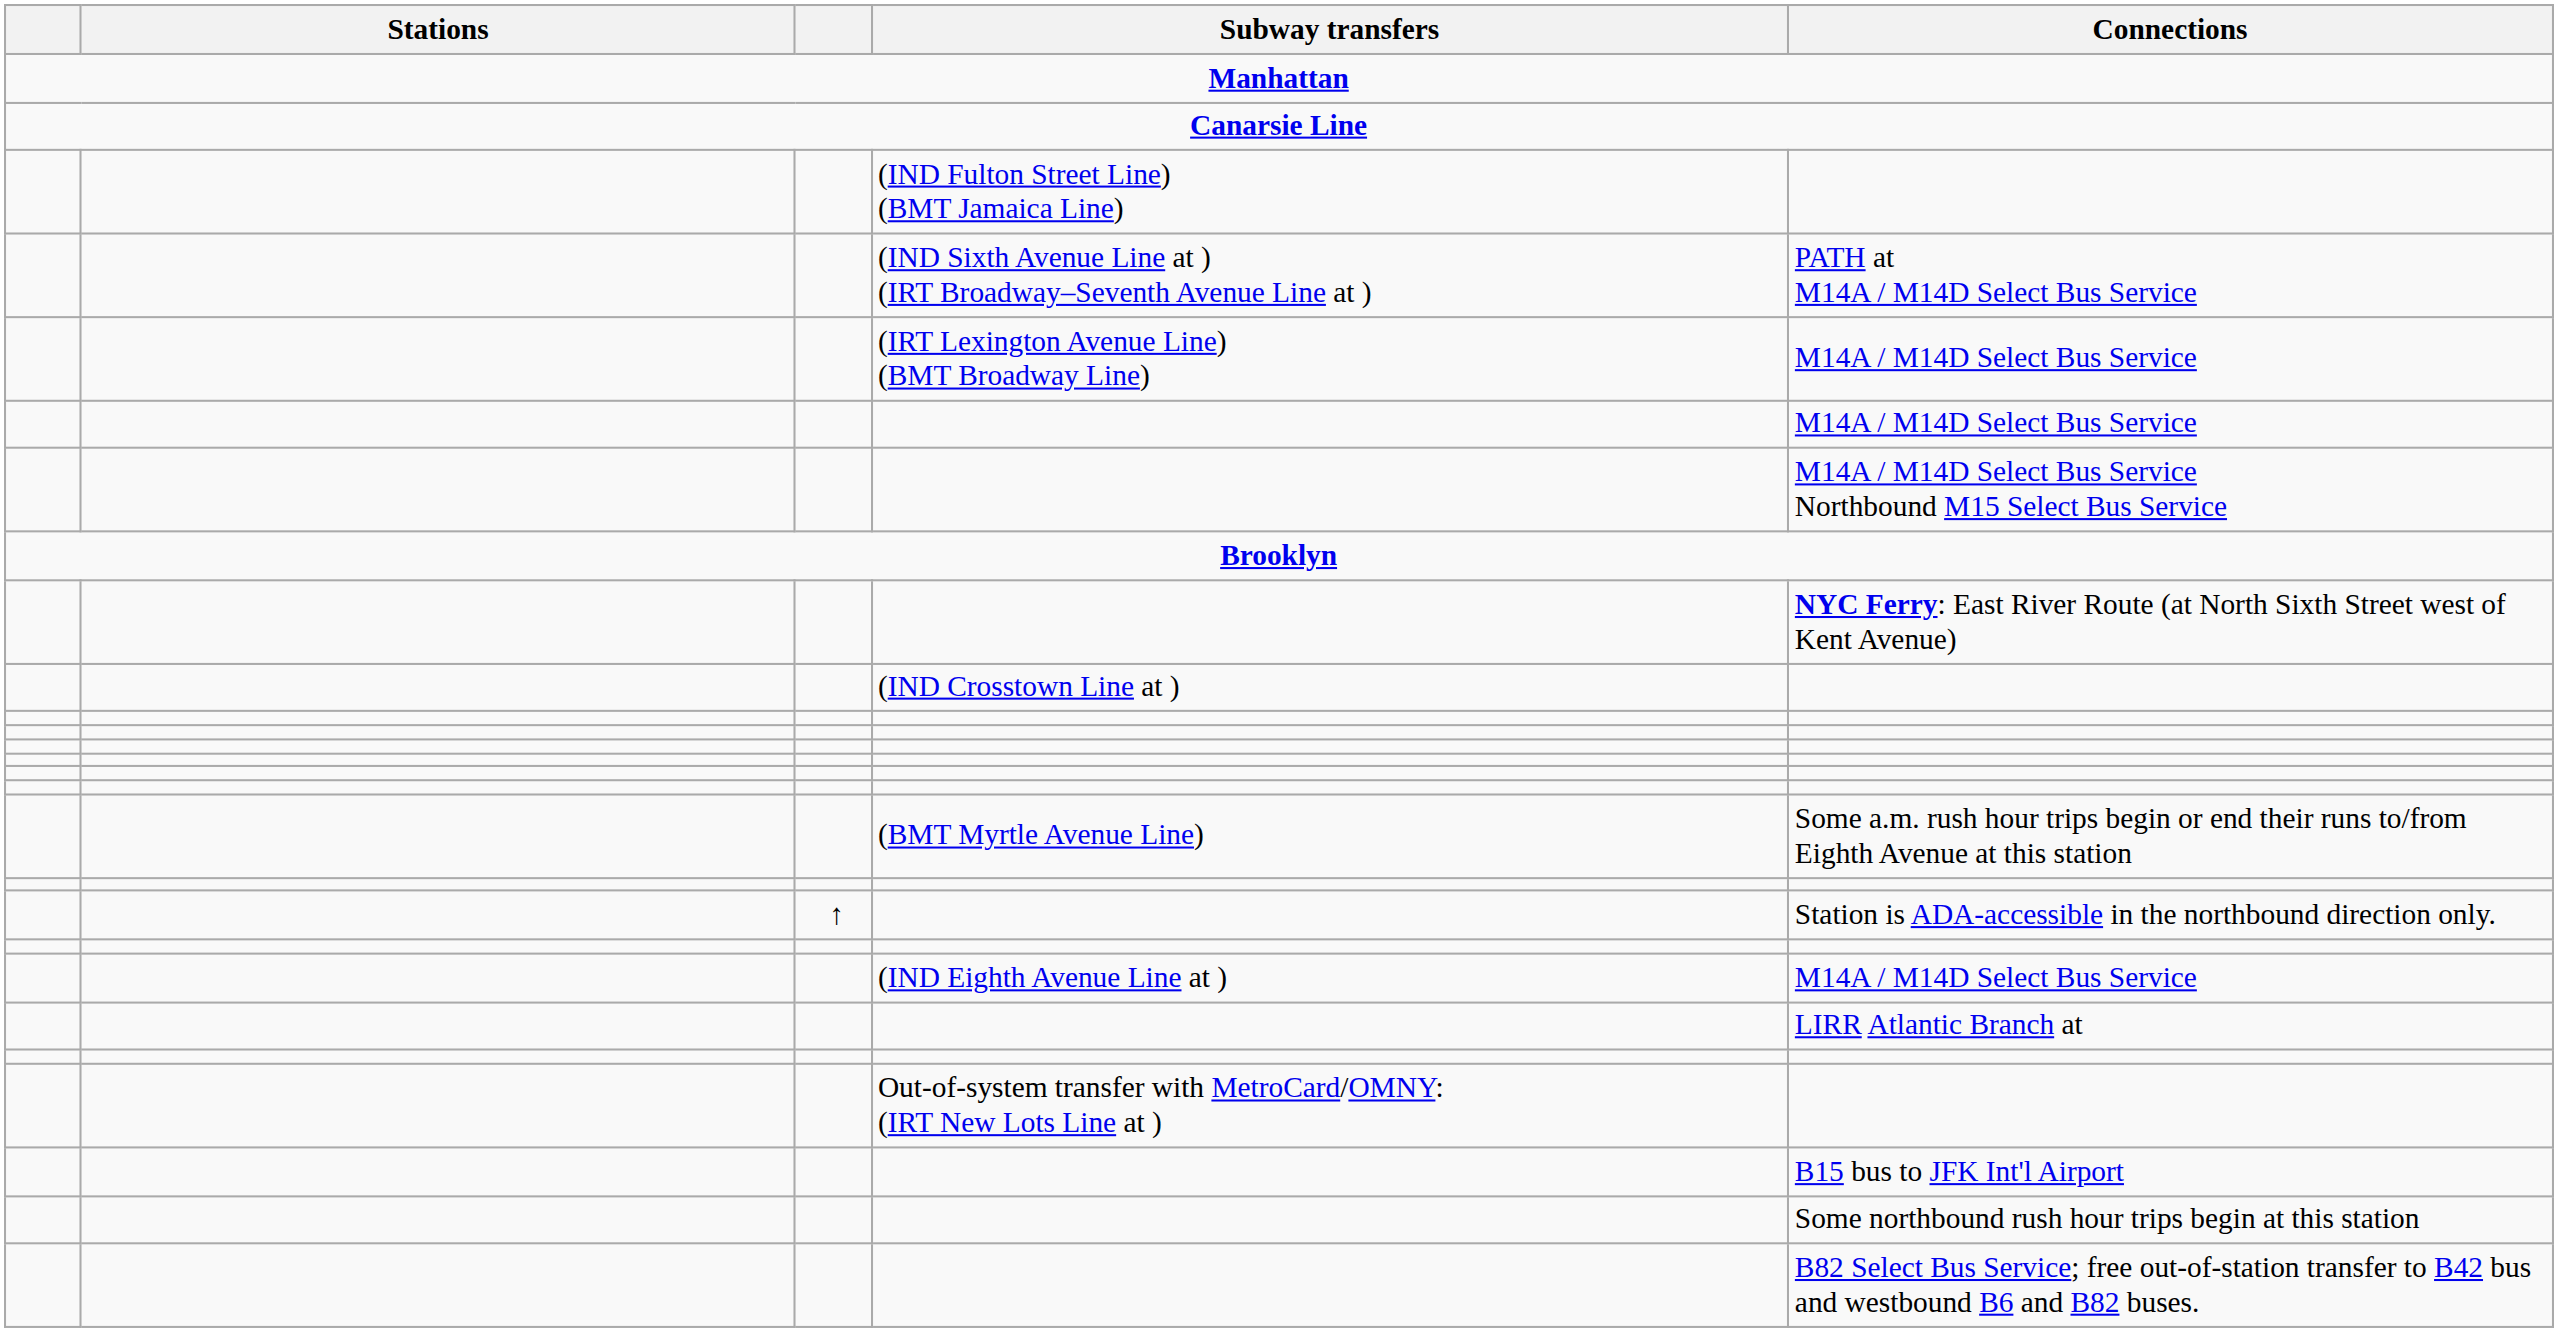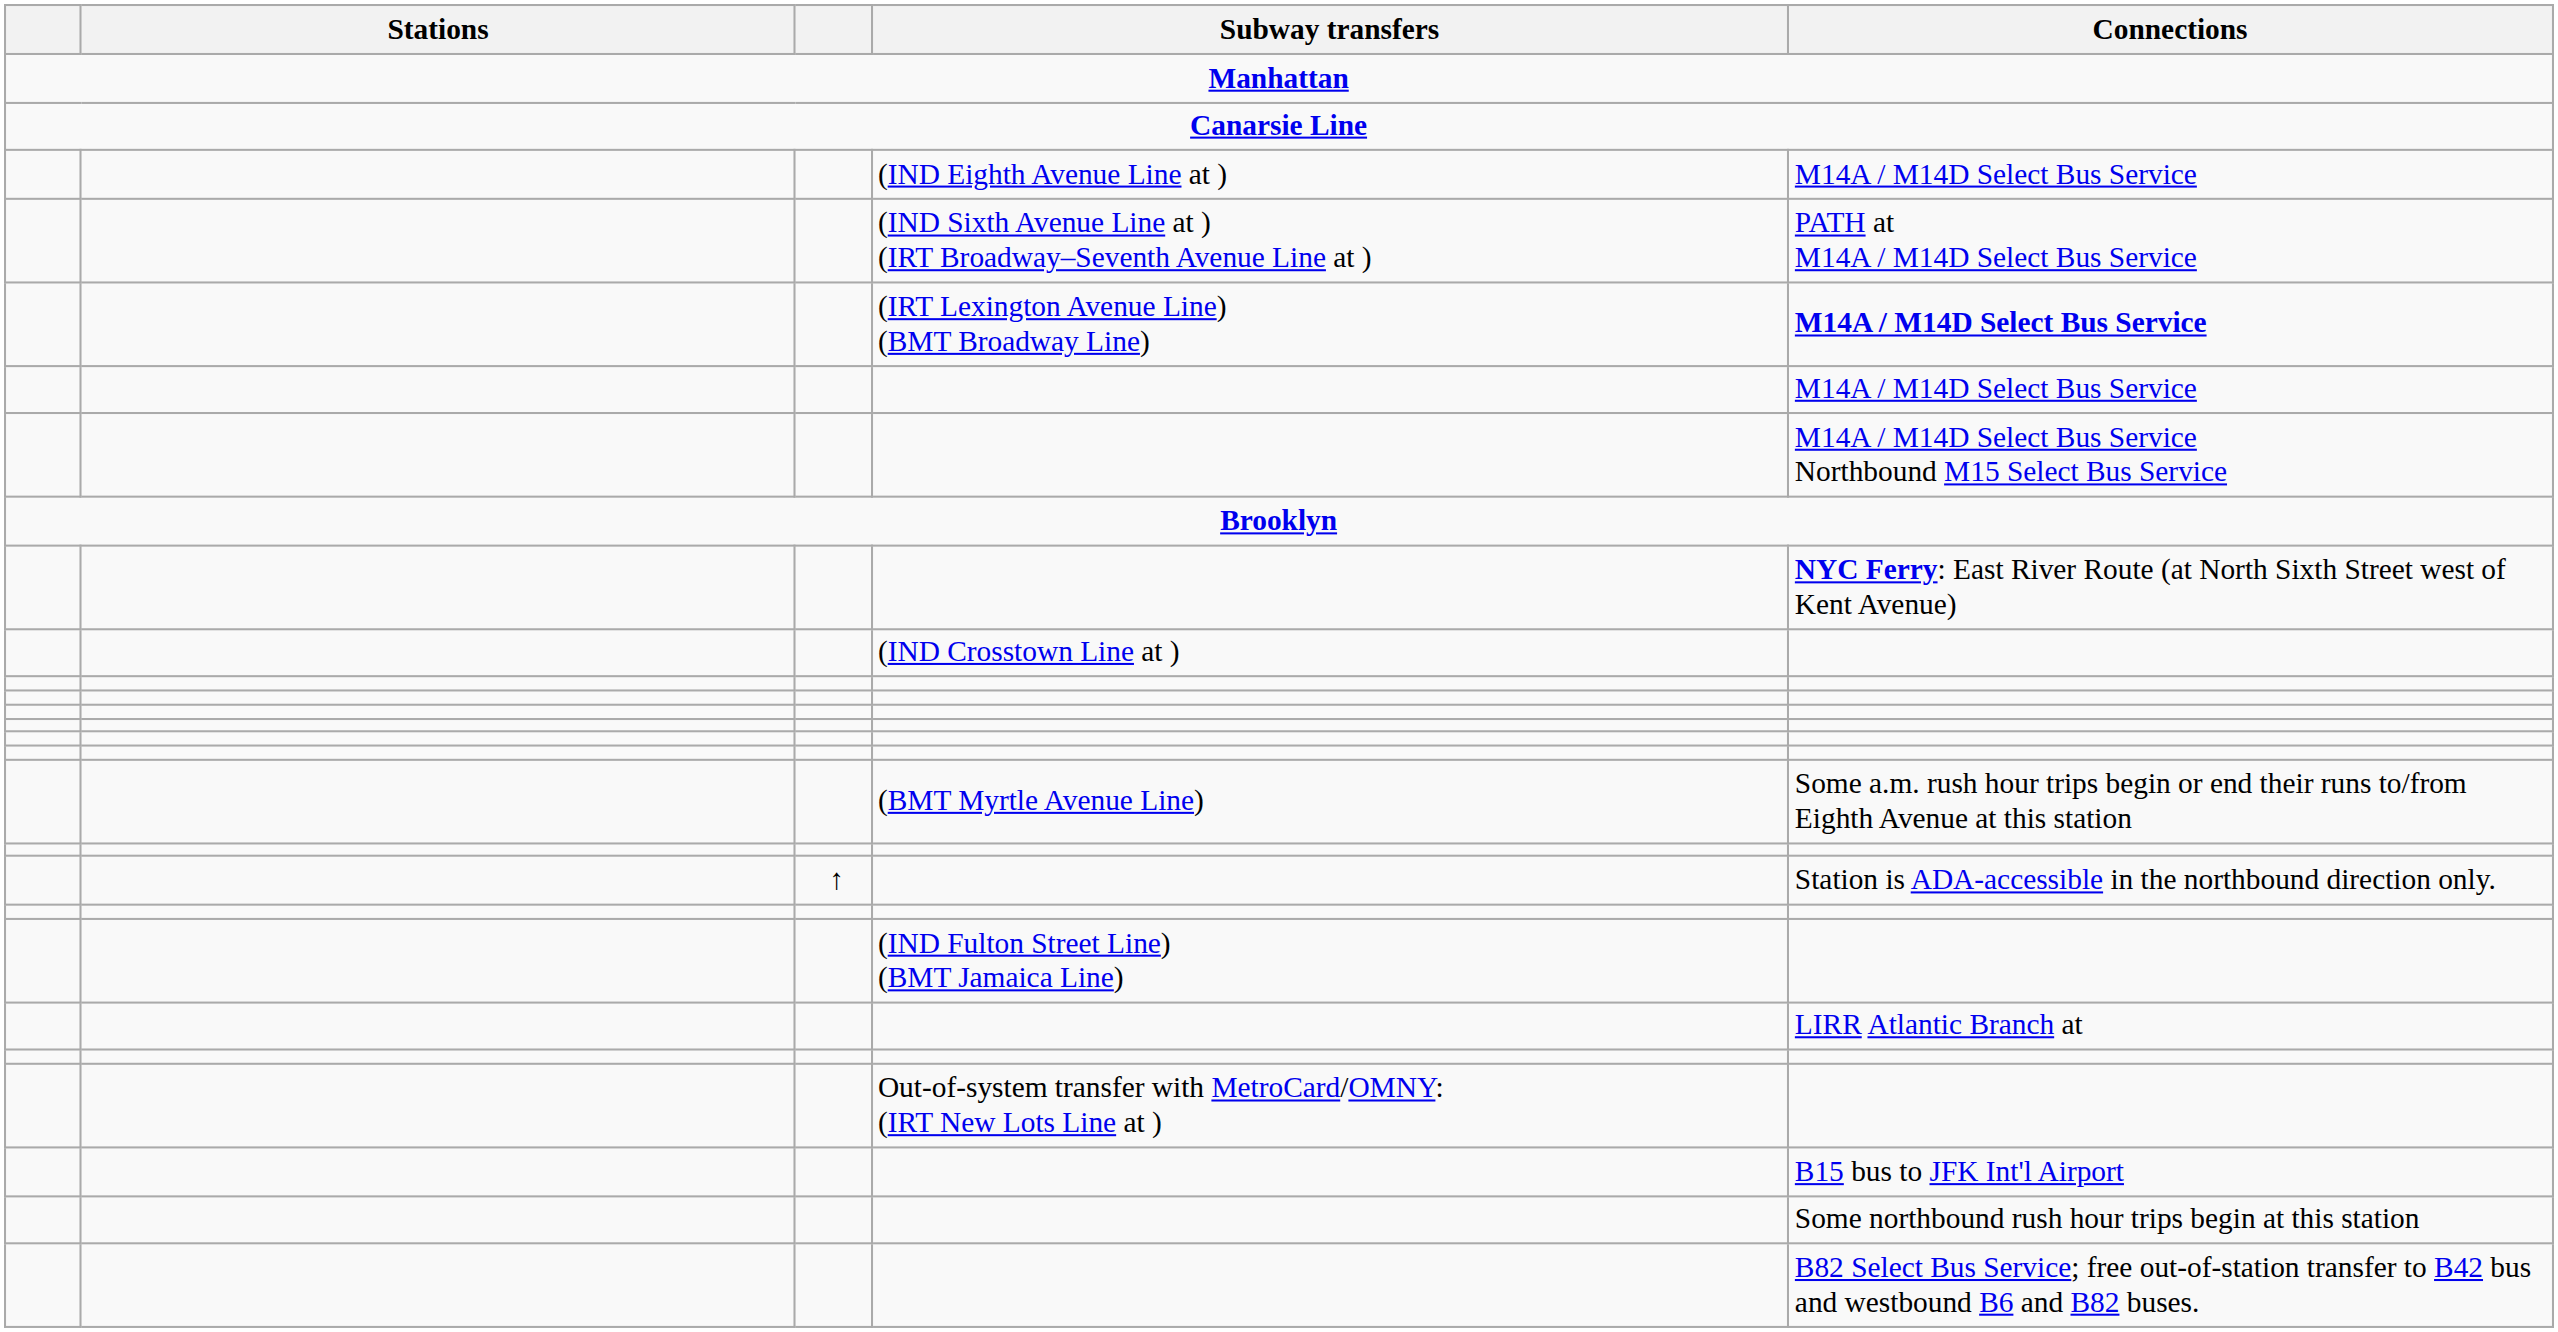rows swapped: (833, 978) <-> (833, 192)
(1996, 358) normal -> (2001, 323) bold
